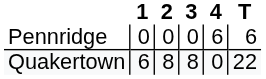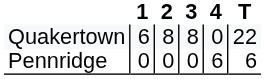rows swapped: (58, 36) <-> (67, 62)
